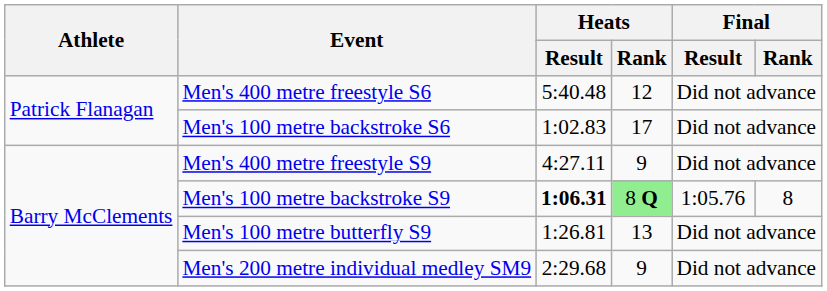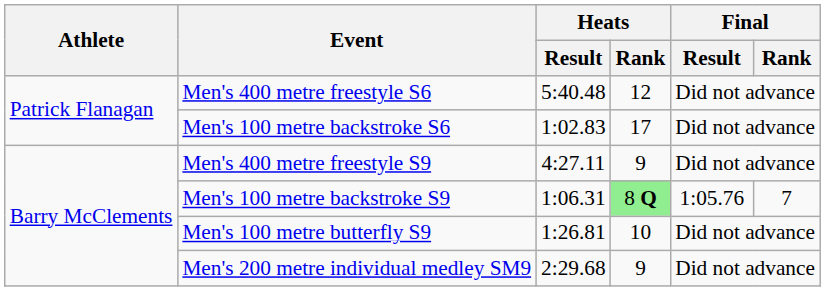(574, 198) bold -> (573, 198) normal
(788, 198) 8 -> (787, 198) 7
(642, 233) 13 -> (640, 233) 10
